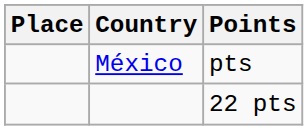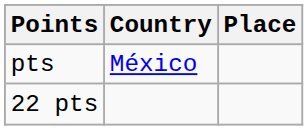columns swapped: (47, 25) <-> (253, 25)
